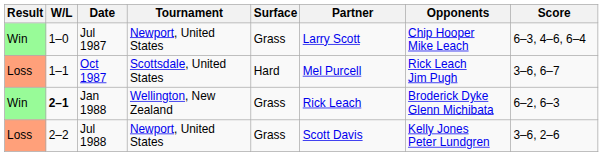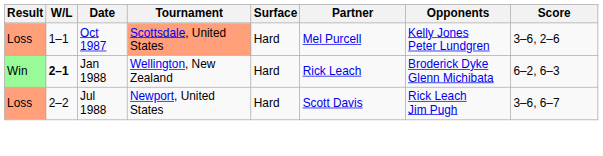- row: (93, 39)
(178, 71) no background -> (178, 39) lightsalmon background
(437, 71) Rick Leach Jim Pugh -> (449, 39) Kelly Jones Peter Lundgren
(536, 71) 3–6, 6–7 -> (536, 39) 3–6, 2–6
(270, 103) Grass -> (267, 71) Hard
(270, 135) Grass -> (267, 103) Hard
(449, 135) Kelly Jones Peter Lundgren -> (437, 103) Rick Leach Jim Pugh
(536, 135) 3–6, 2–6 -> (536, 103) 3–6, 6–7
